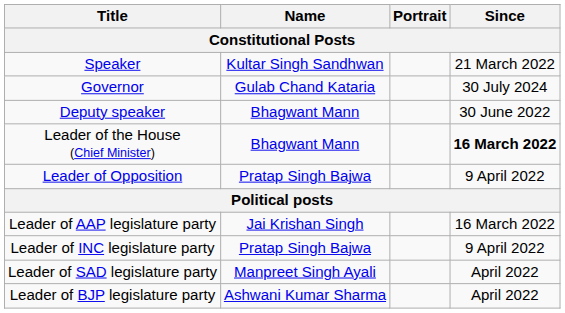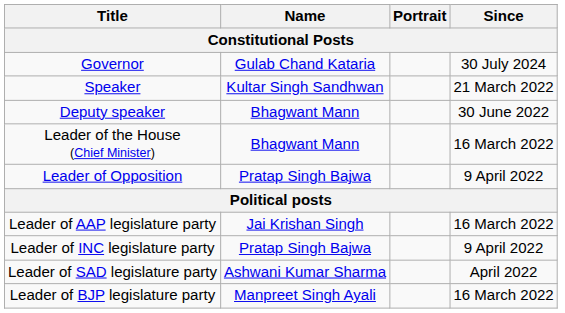rows swapped: (112, 87) <-> (112, 64)
(505, 144) bold -> (504, 144) normal
(305, 271) Manpreet Singh Ayali -> (305, 271) Ashwani Kumar Sharma
(305, 295) Ashwani Kumar Sharma -> (305, 295) Manpreet Singh Ayali
(505, 295) April 2022 -> (504, 295) 16 March 2022
